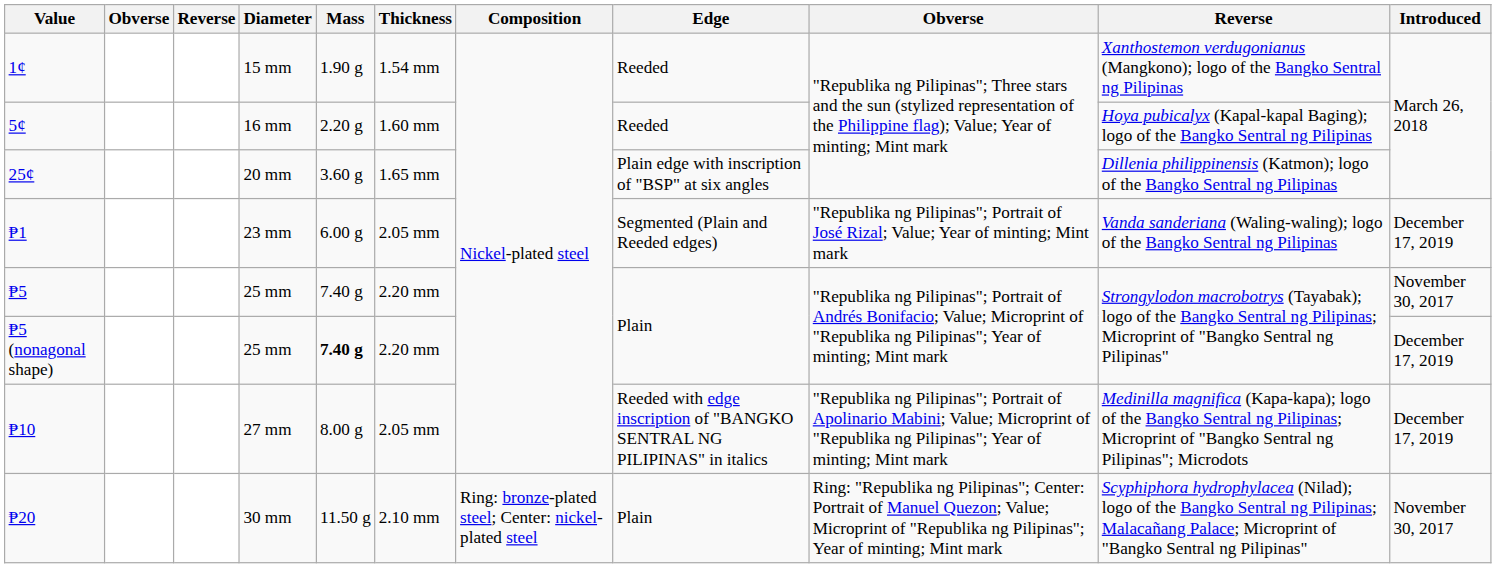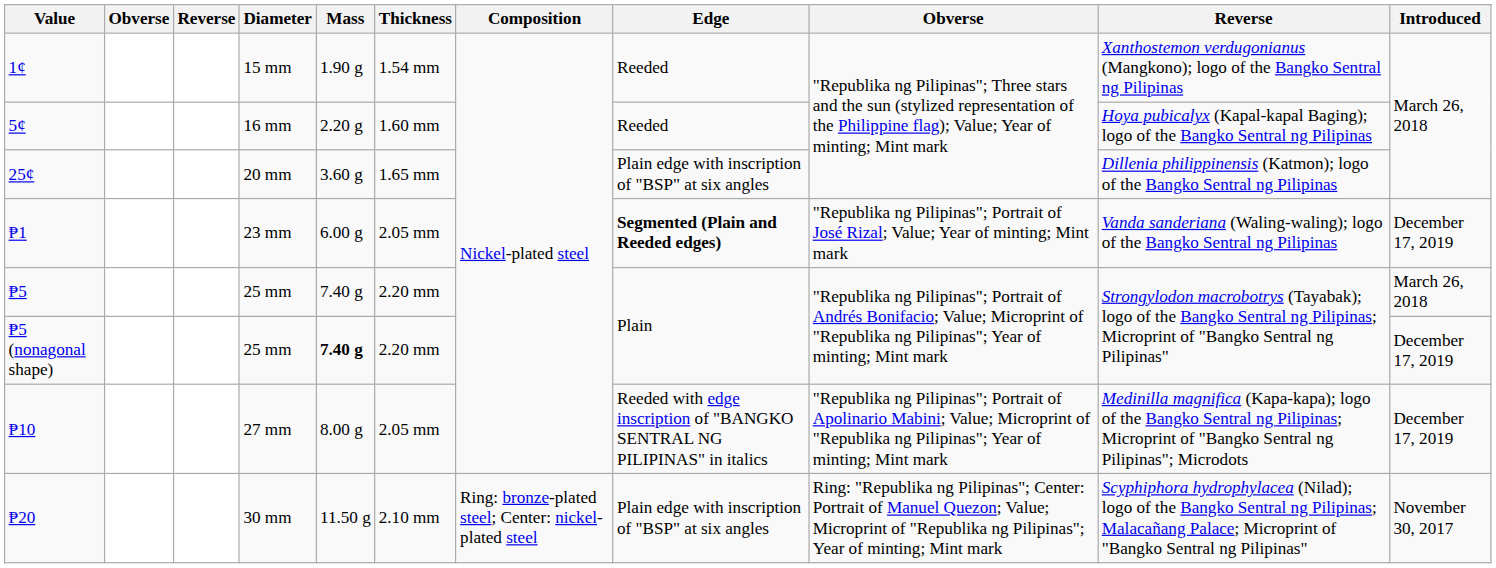(692, 233) normal -> (697, 233) bold
(1430, 291) November 30, 2017 -> (1429, 291) March 26, 2018
(635, 518) Plain -> (709, 518) Plain edge with inscription of "BSP" at six angles
